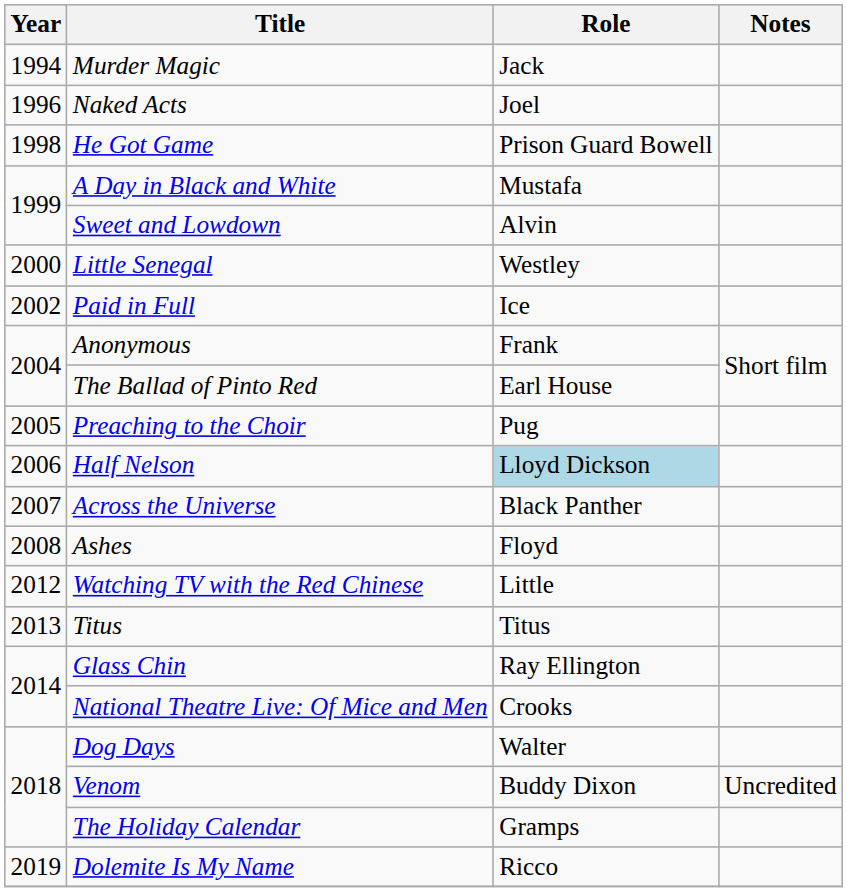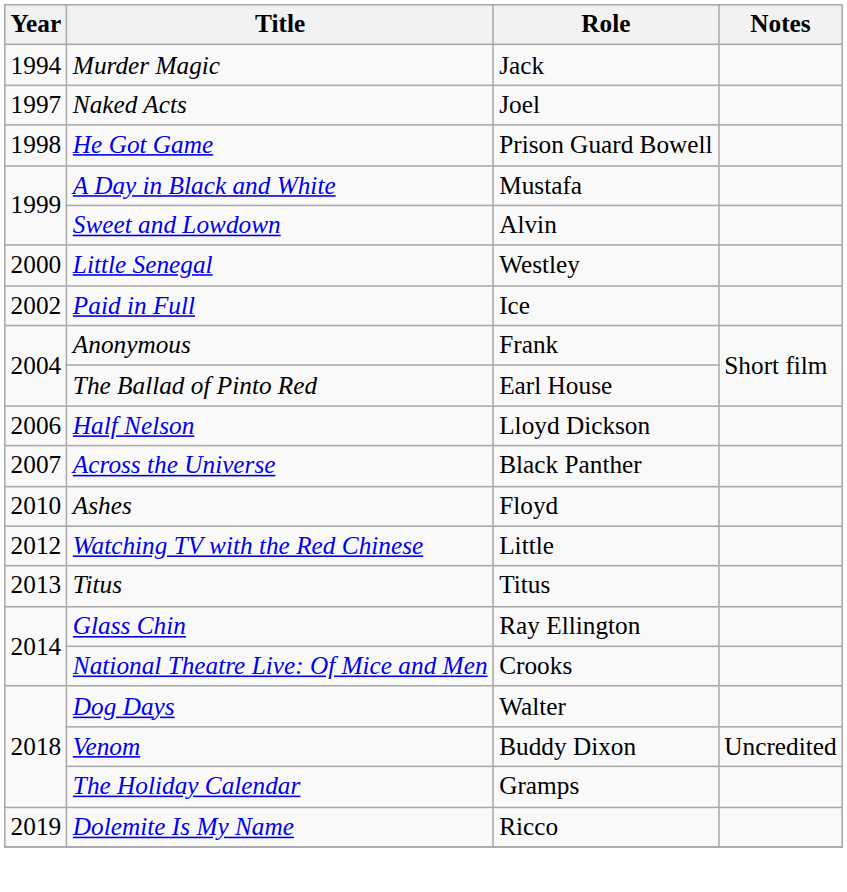(36, 104) 1996 -> (36, 104) 1997
- row: (189, 425)
(575, 465) lightblue background -> (575, 425) no background
(36, 545) 2008 -> (36, 505) 2010
